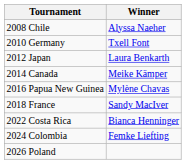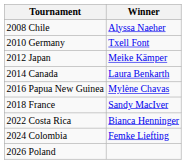(139, 58) Laura Benkarth -> (138, 58) Meike Kämper
(138, 74) Meike Kämper -> (139, 74) Laura Benkarth
